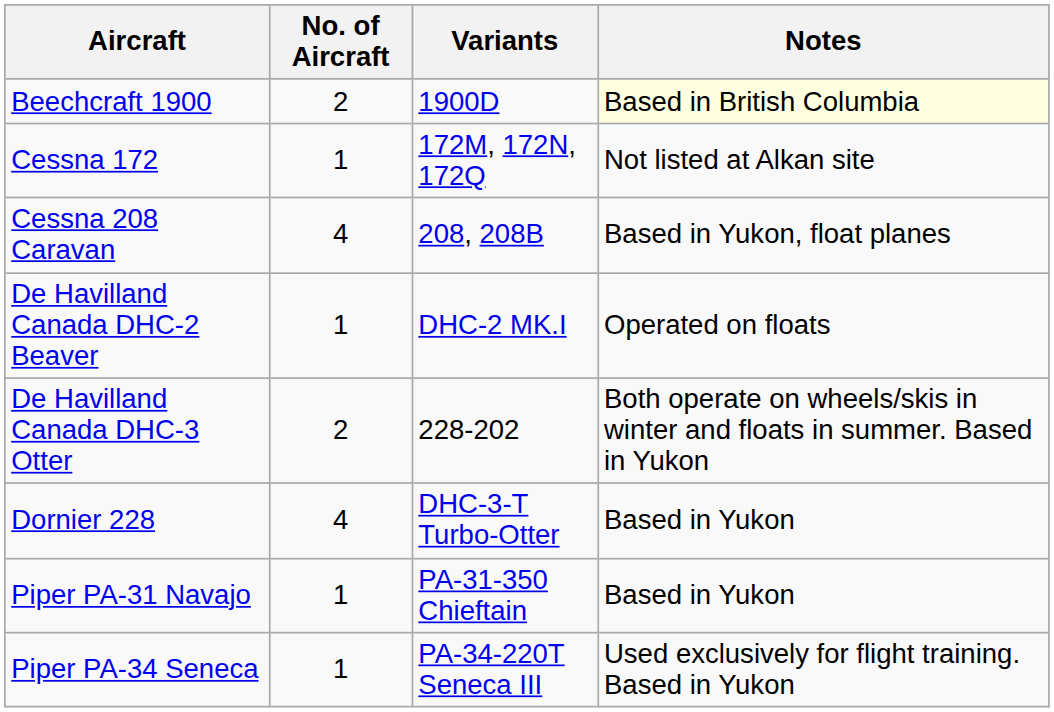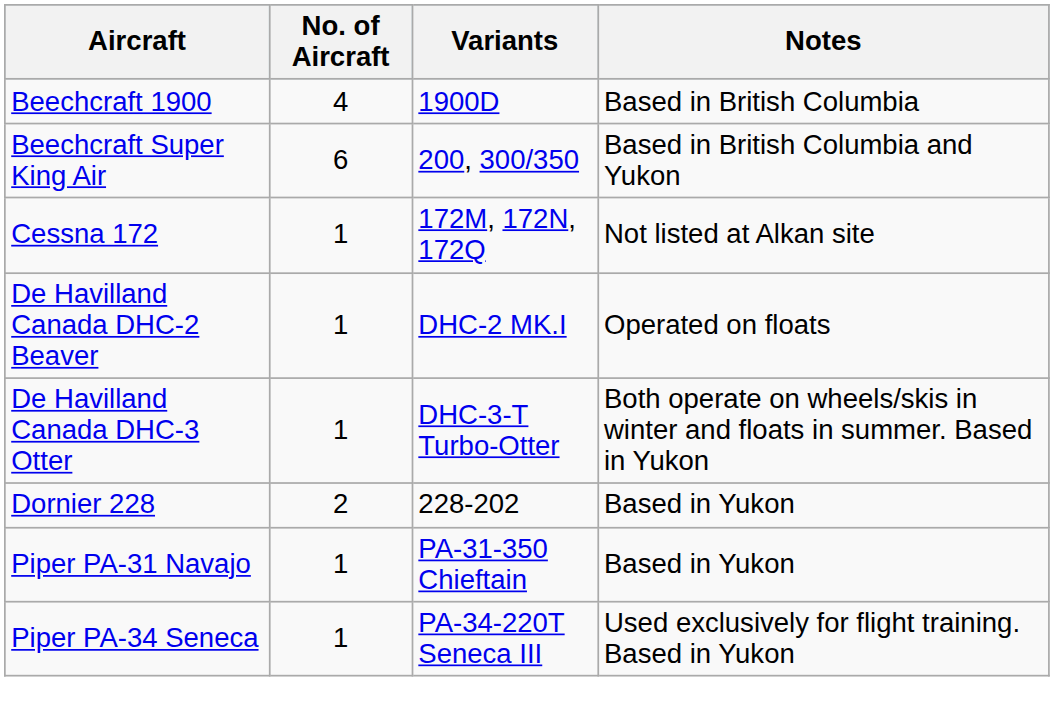(341, 100) 2 -> (341, 100) 4
(762, 100) lightyellow background -> (762, 100) no background
+ row: (118, 160)
- row: (85, 234)
(341, 430) 2 -> (341, 430) 1
(469, 430) 228-202 -> (489, 430) DHC-3-T Turbo-Otter
(341, 520) 4 -> (341, 504) 2
(489, 520) DHC-3-T Turbo-Otter -> (469, 504) 228-202
